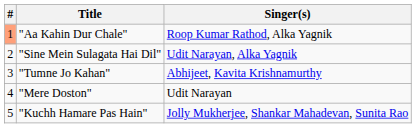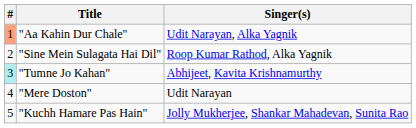(249, 34) Roop Kumar Rathod, Alka Yagnik -> (232, 34) Udit Narayan, Alka Yagnik
(232, 54) Udit Narayan, Alka Yagnik -> (249, 54) Roop Kumar Rathod, Alka Yagnik
(10, 73) no background -> (10, 73) paleturquoise background
